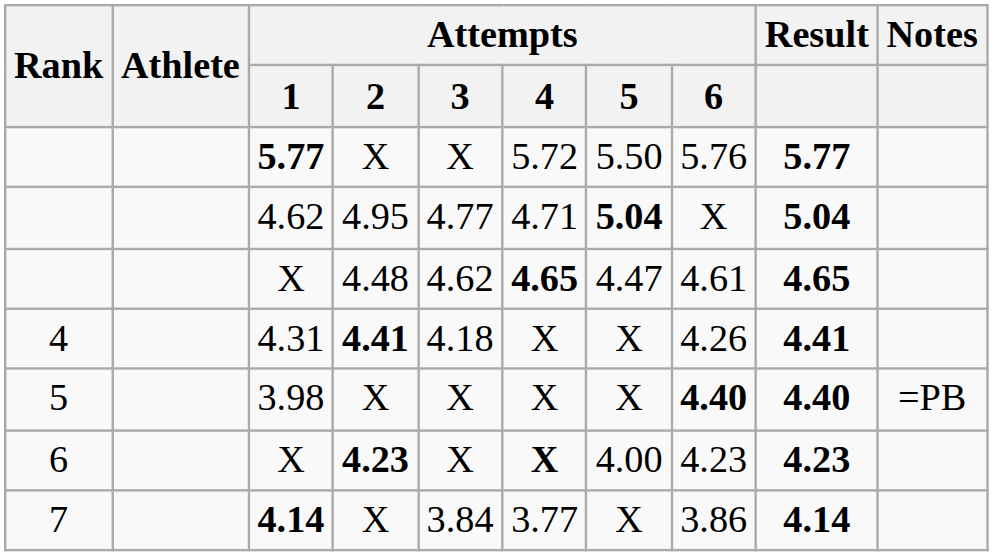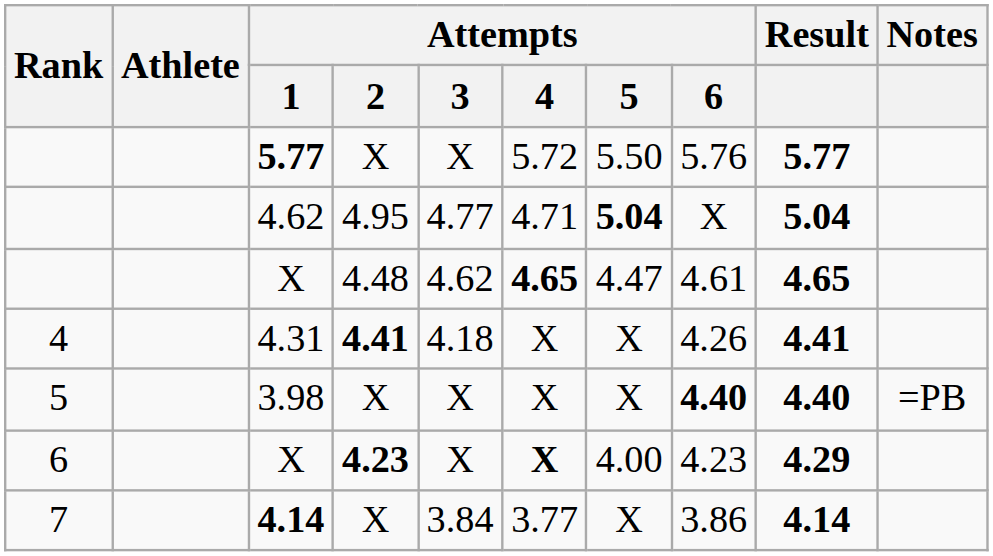(817, 459) 4.23 -> (817, 459) 4.29
